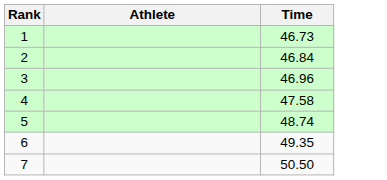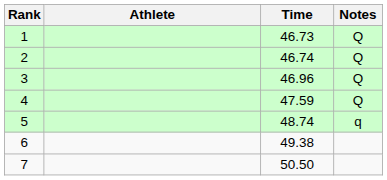+ column: (358, 15)
(297, 57) 46.84 -> (297, 57) 46.74
(297, 100) 47.58 -> (297, 100) 47.59
(297, 143) 49.35 -> (297, 143) 49.38
